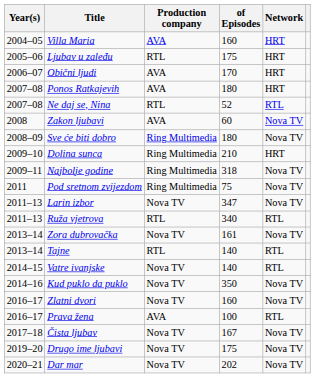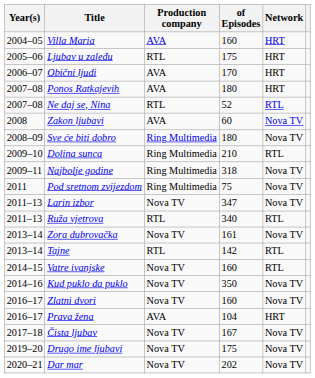(275, 154) HRT -> (274, 154) RTL
(229, 251) 140 -> (229, 251) 142
(229, 267) 140 -> (229, 267) 160
(229, 316) 100 -> (229, 316) 104
(274, 316) RTL -> (275, 316) HRT
